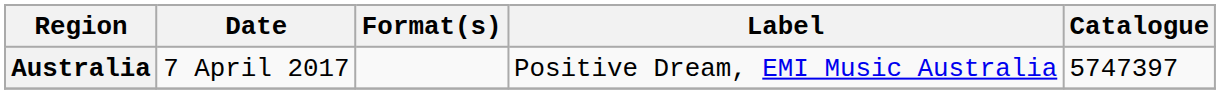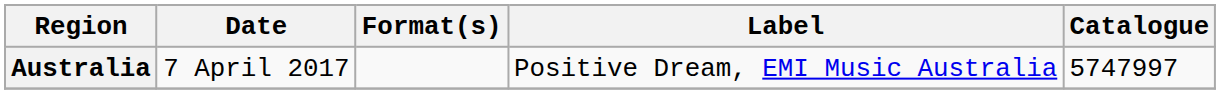(1124, 68) 5747397 -> (1124, 68) 5747997
